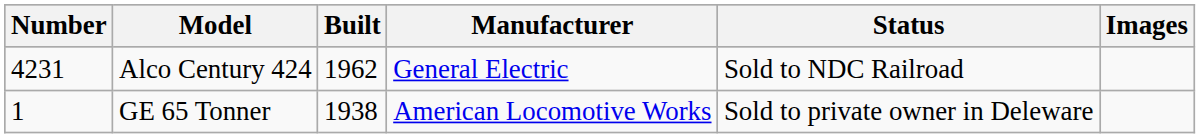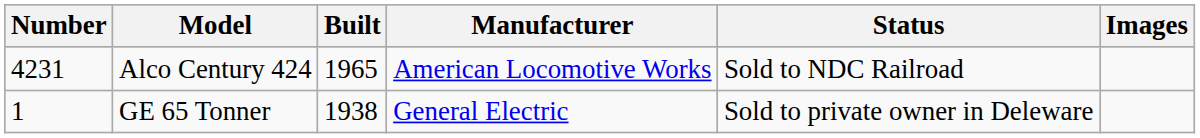(351, 68) 1962 -> (351, 68) 1965
(481, 68) General Electric -> (552, 68) American Locomotive Works
(552, 111) American Locomotive Works -> (481, 111) General Electric
